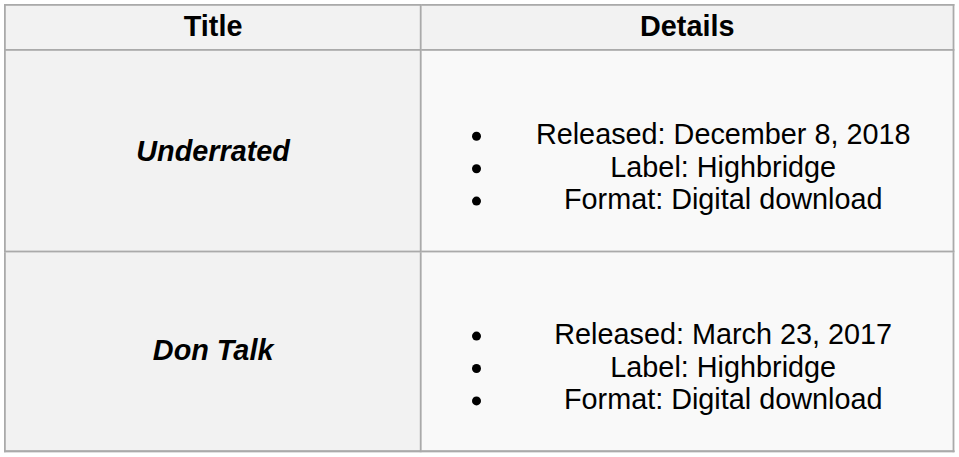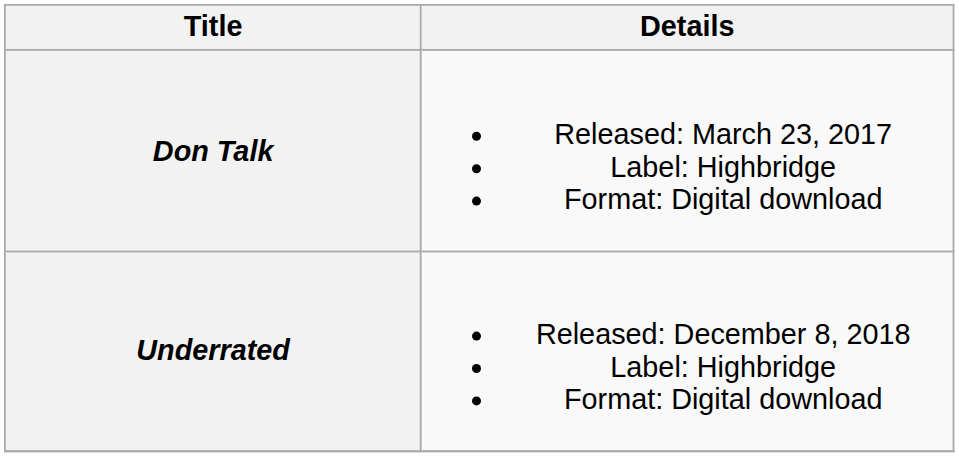rows swapped: (213, 350) <-> (213, 150)
